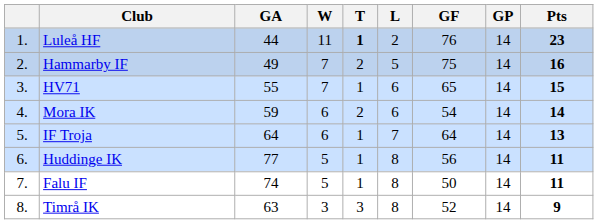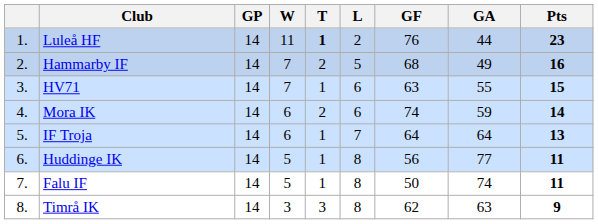columns swapped: (503, 16) <-> (271, 16)
(449, 64) 75 -> (411, 64) 68
(449, 87) 65 -> (411, 87) 63
(449, 111) 54 -> (411, 111) 74
(449, 207) 52 -> (411, 207) 62
